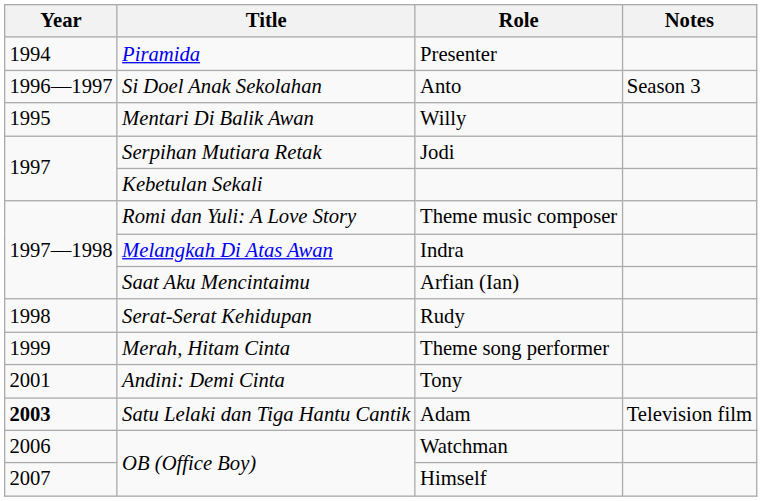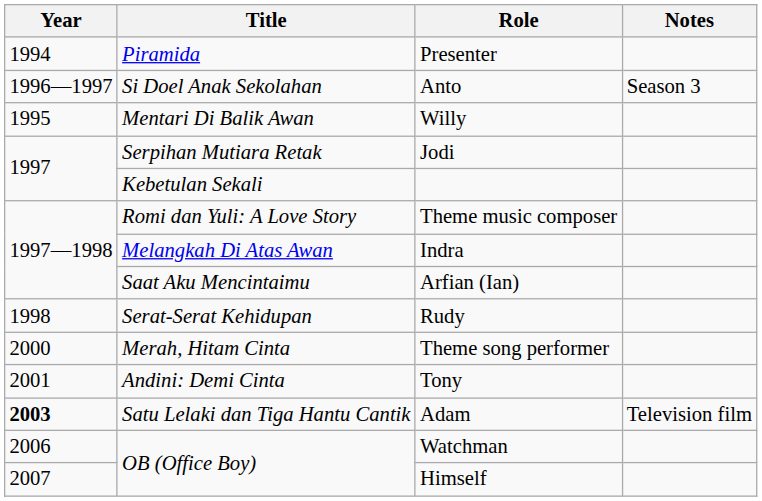(30, 348) 1999 -> (30, 348) 2000
